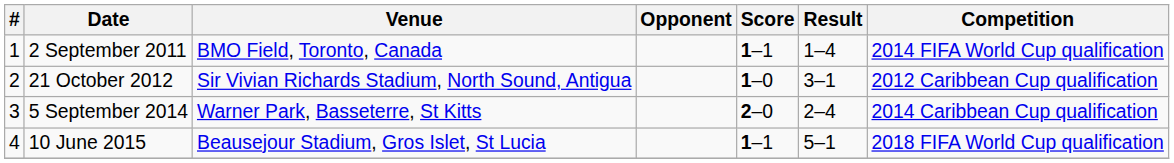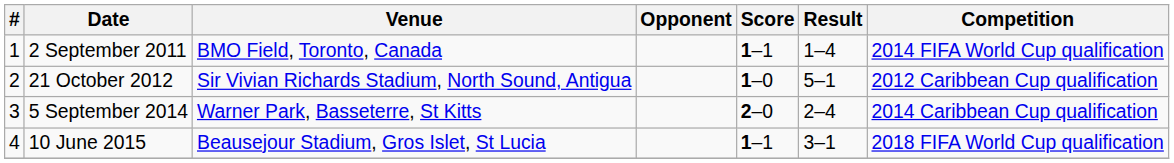(820, 81) 3–1 -> (820, 81) 5–1
(820, 142) 5–1 -> (820, 142) 3–1
